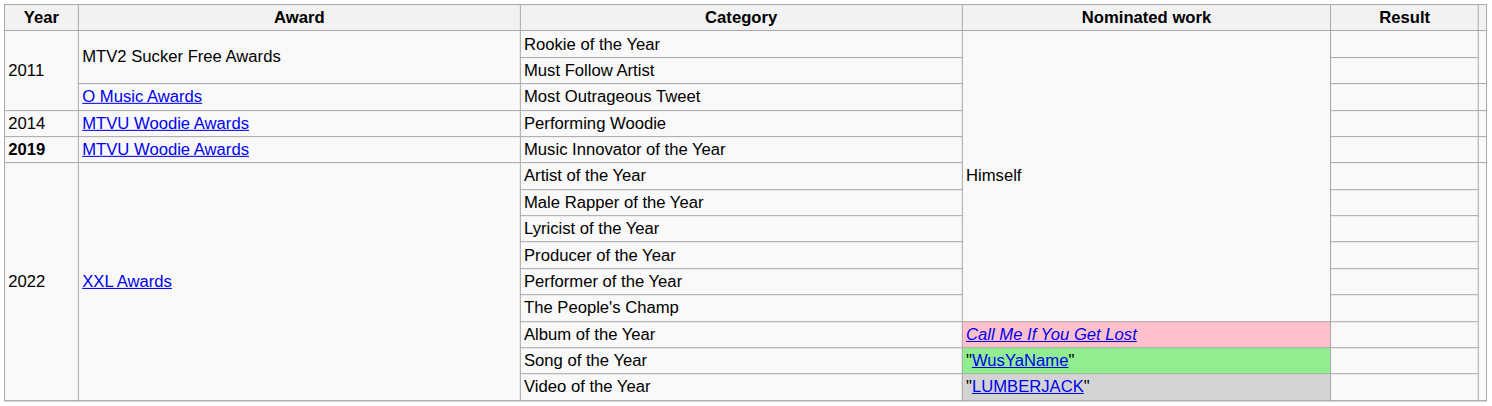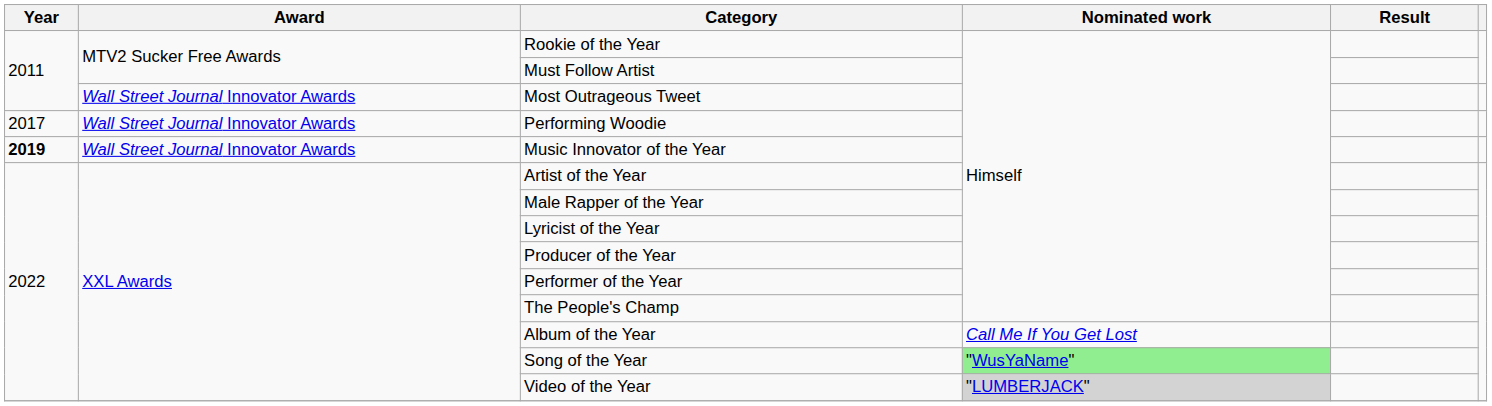(142, 96) O Music Awards -> (219, 96) Wall Street Journal Innovator Awards
(27, 123) 2014 -> (27, 123) 2017
(166, 123) MTVU Woodie Awards -> (219, 123) Wall Street Journal Innovator Awards
(166, 149) MTVU Woodie Awards -> (219, 149) Wall Street Journal Innovator Awards
(1051, 334) pink background -> (1051, 334) no background
